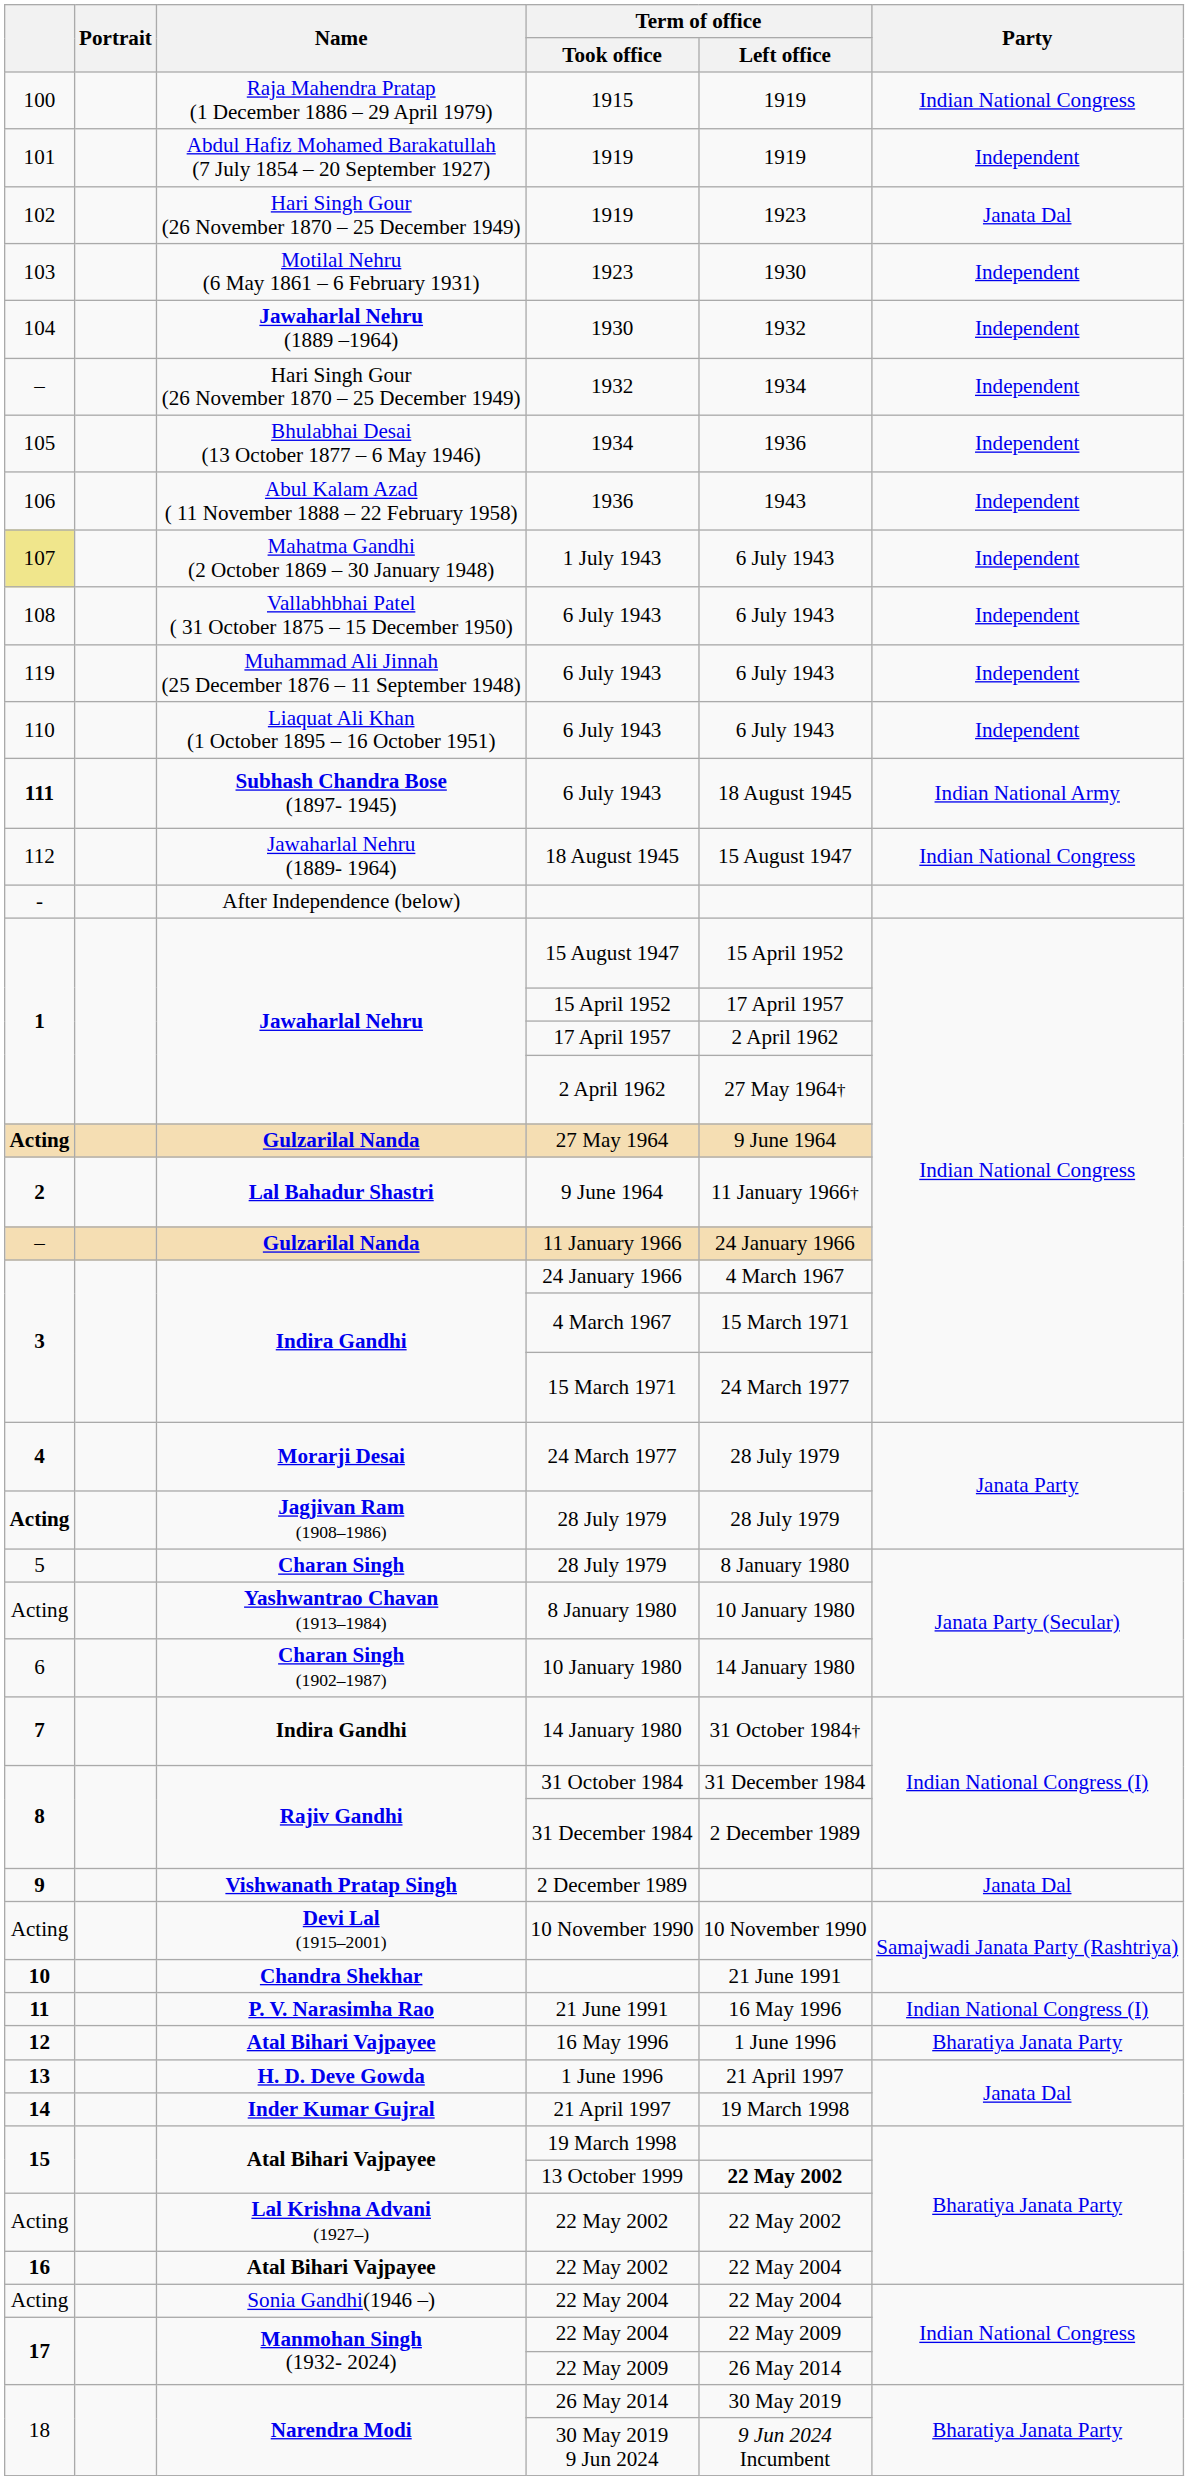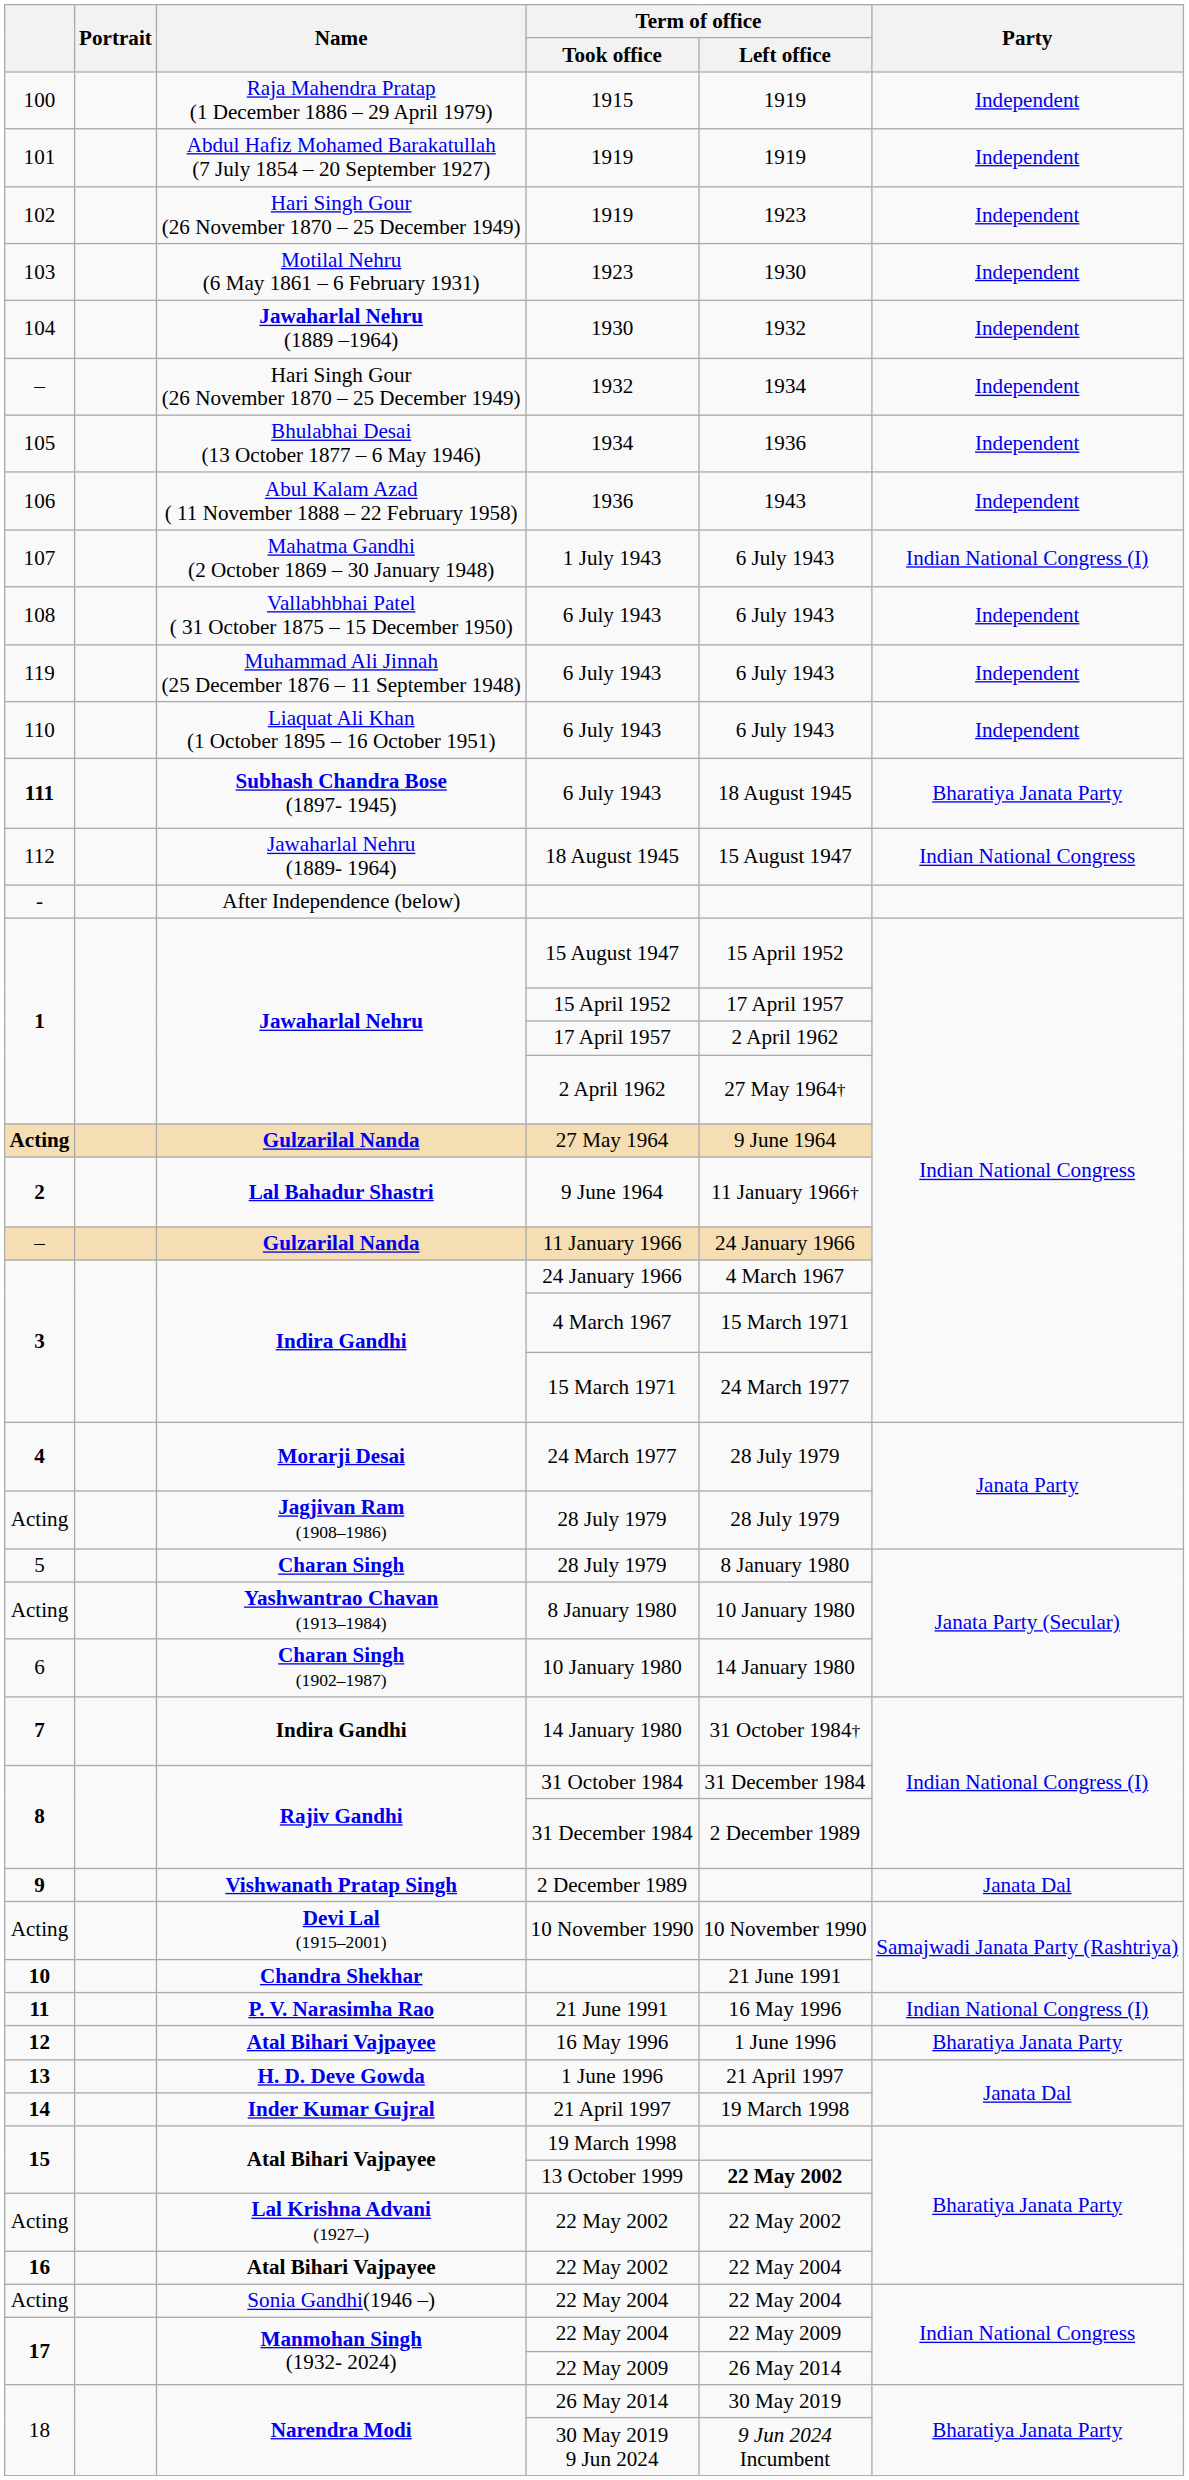(1027, 100) Indian National Congress -> (1027, 100) Independent
(1027, 214) Janata Dal -> (1027, 214) Independent
(39, 558) khaki background -> (39, 558) no background
(1027, 558) Independent -> (1027, 558) Indian National Congress (I)
(1027, 793) Indian National Army -> (1027, 793) Bharatiya Janata Party
(39, 1519) bold -> (39, 1519) normal
